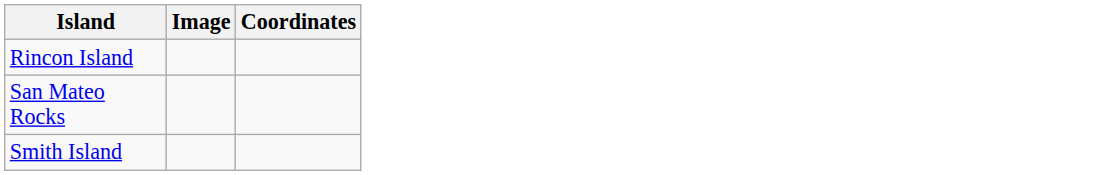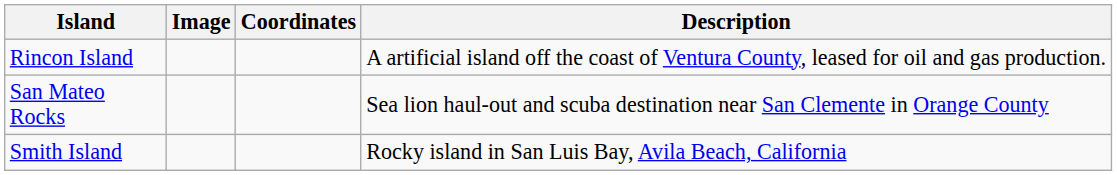+ column: (736, 22)
